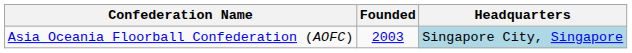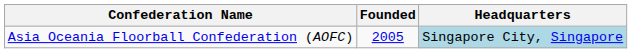(388, 37) 2003 -> (388, 37) 2005
